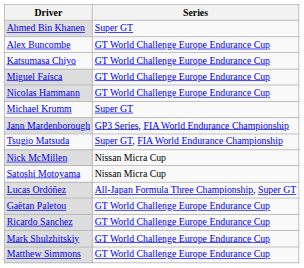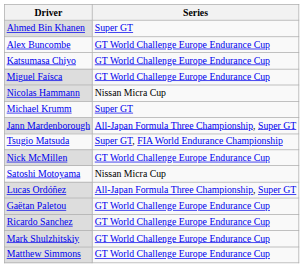(182, 92) GT World Challenge Europe Endurance Cup -> (130, 92) Nissan Micra Cup
(192, 125) GP3 Series, FIA World Endurance Championship -> (196, 125) All-Japan Formula Three Championship, Super GT
(130, 157) Nissan Micra Cup -> (182, 157) GT World Challenge Europe Endurance Cup
